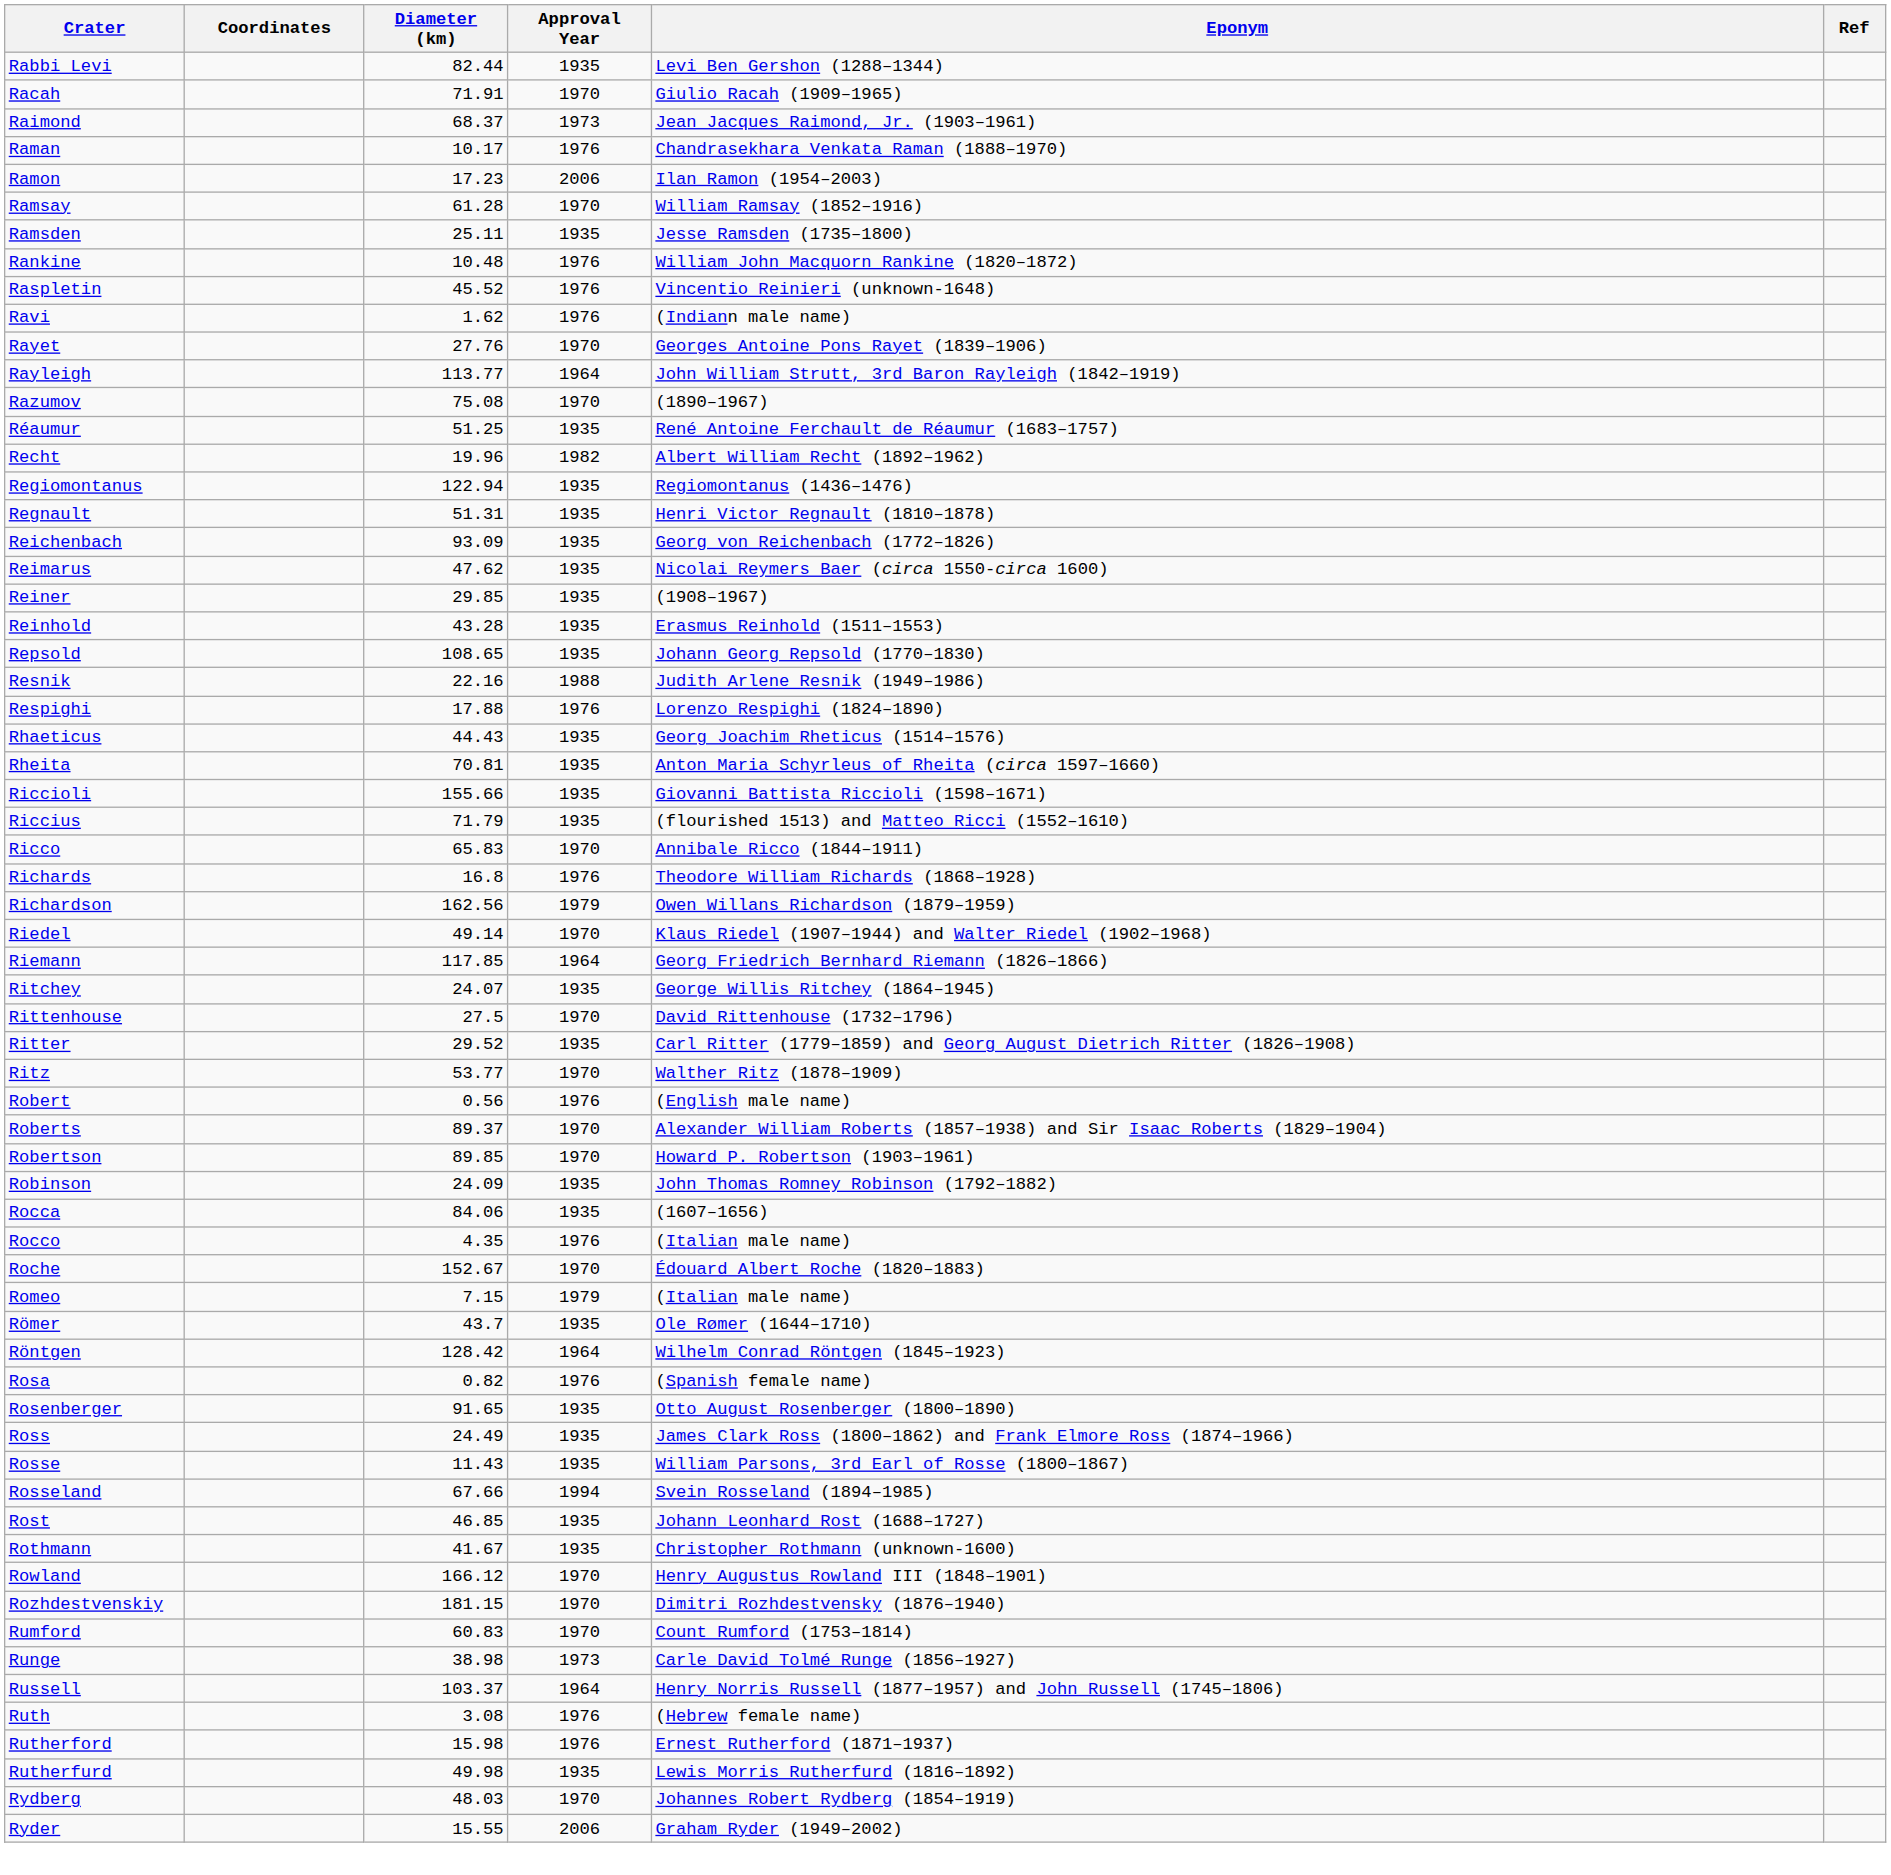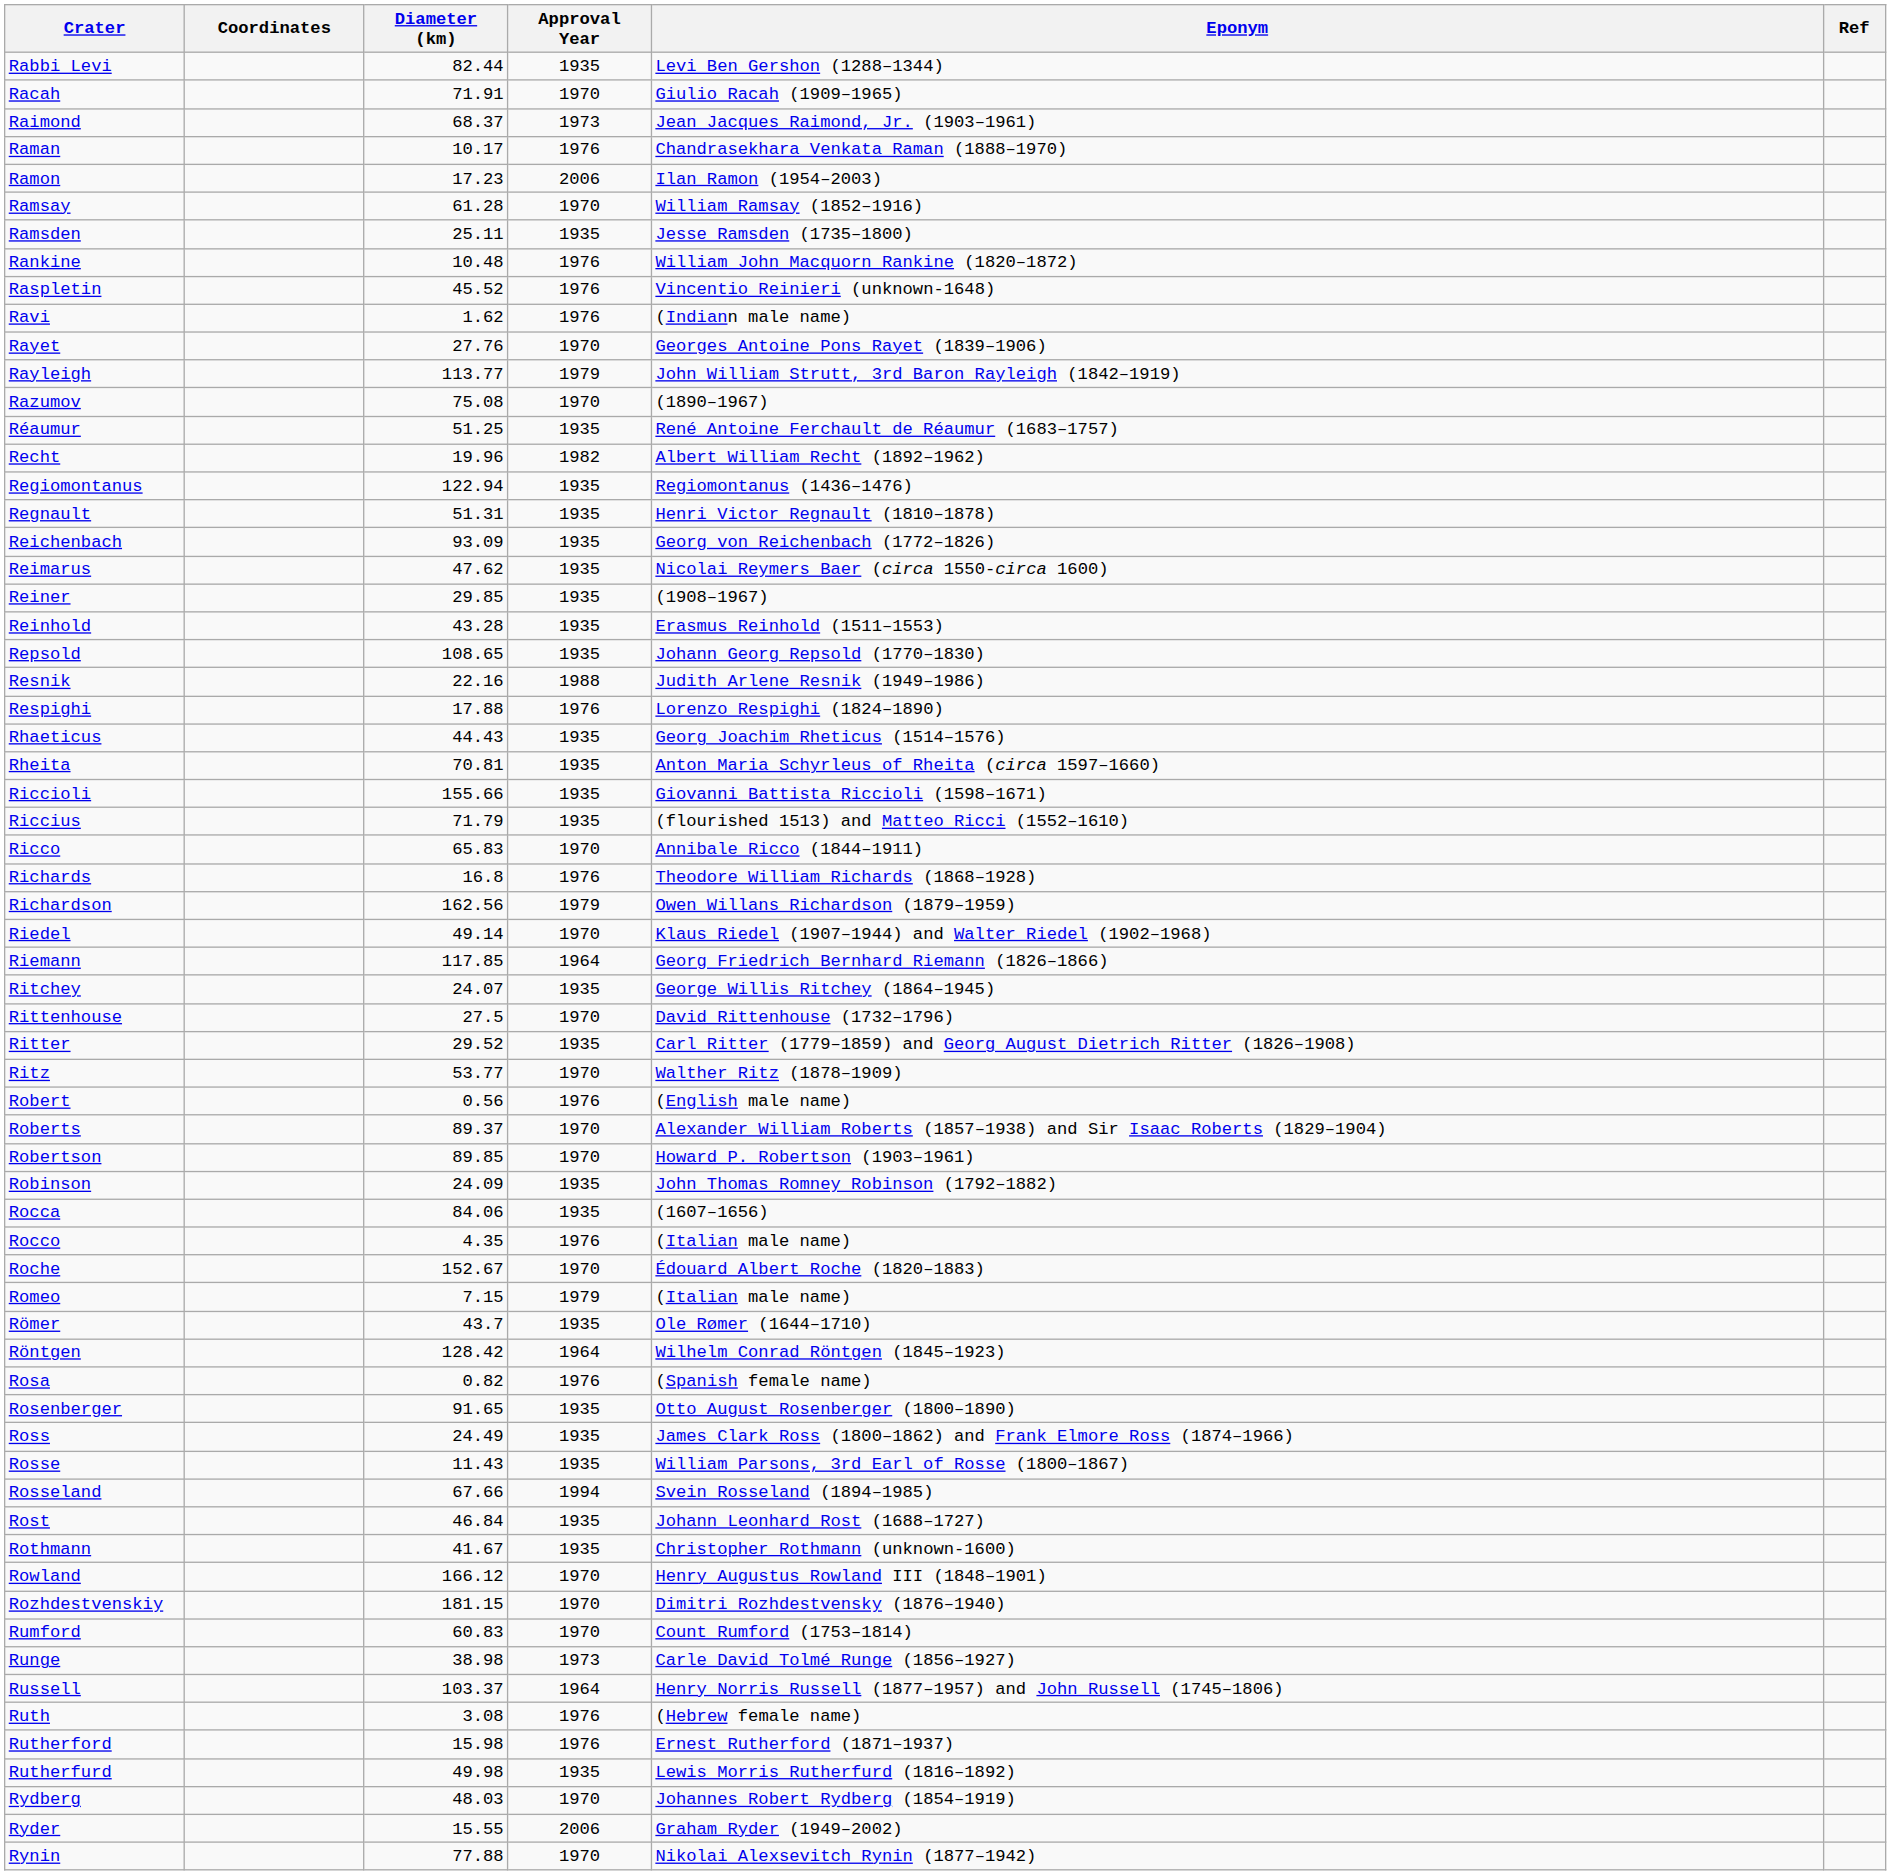(580, 374) 1964 -> (580, 374) 1979
(478, 1521) 46.85 -> (478, 1521) 46.84
+ row: (34, 1856)
